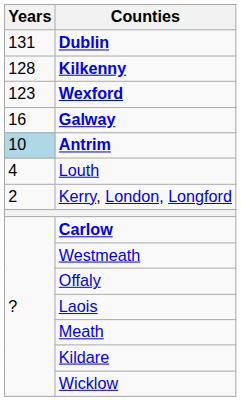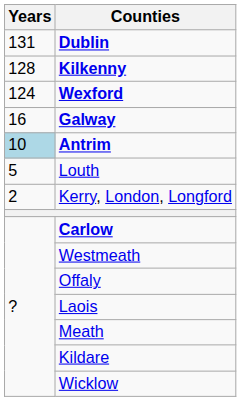(22, 94) 123 -> (22, 94) 124
(13, 171) 4 -> (13, 171) 5
